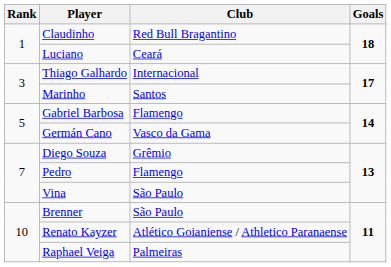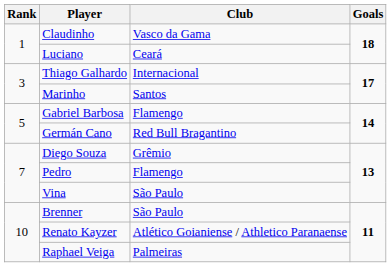(184, 34) Red Bull Bragantino -> (172, 34) Vasco da Gama
(172, 133) Vasco da Gama -> (184, 133) Red Bull Bragantino
